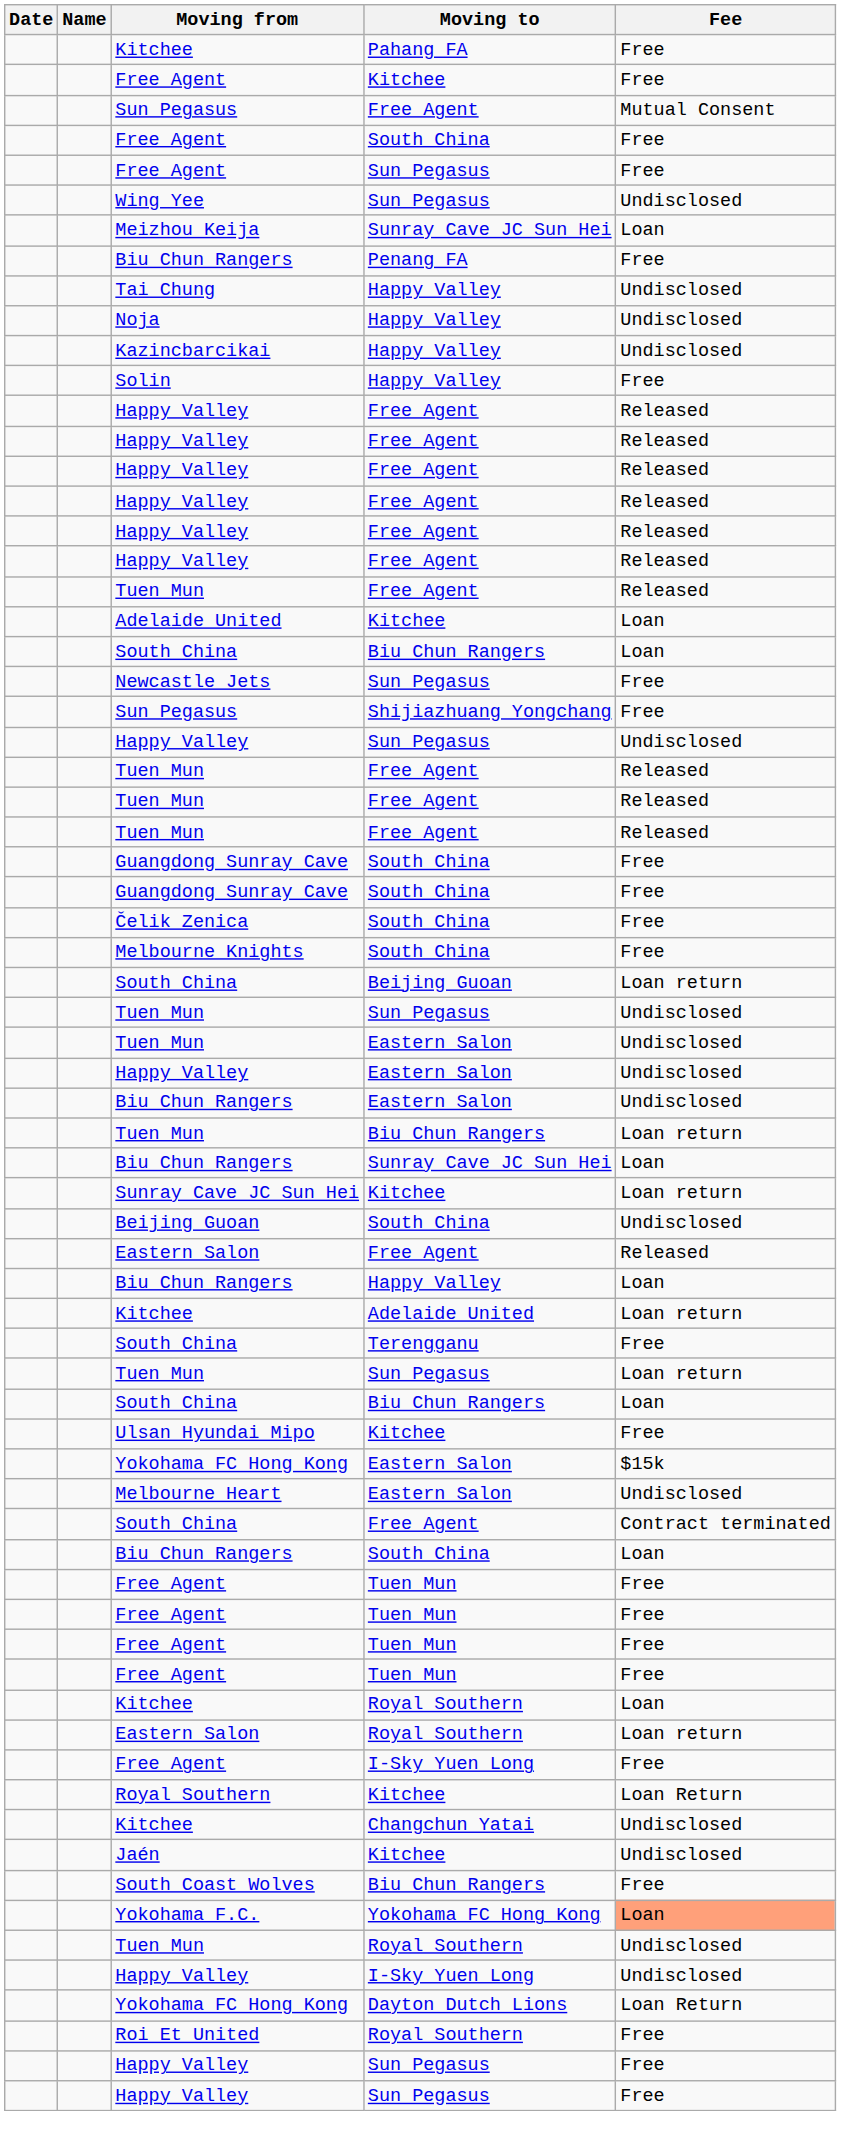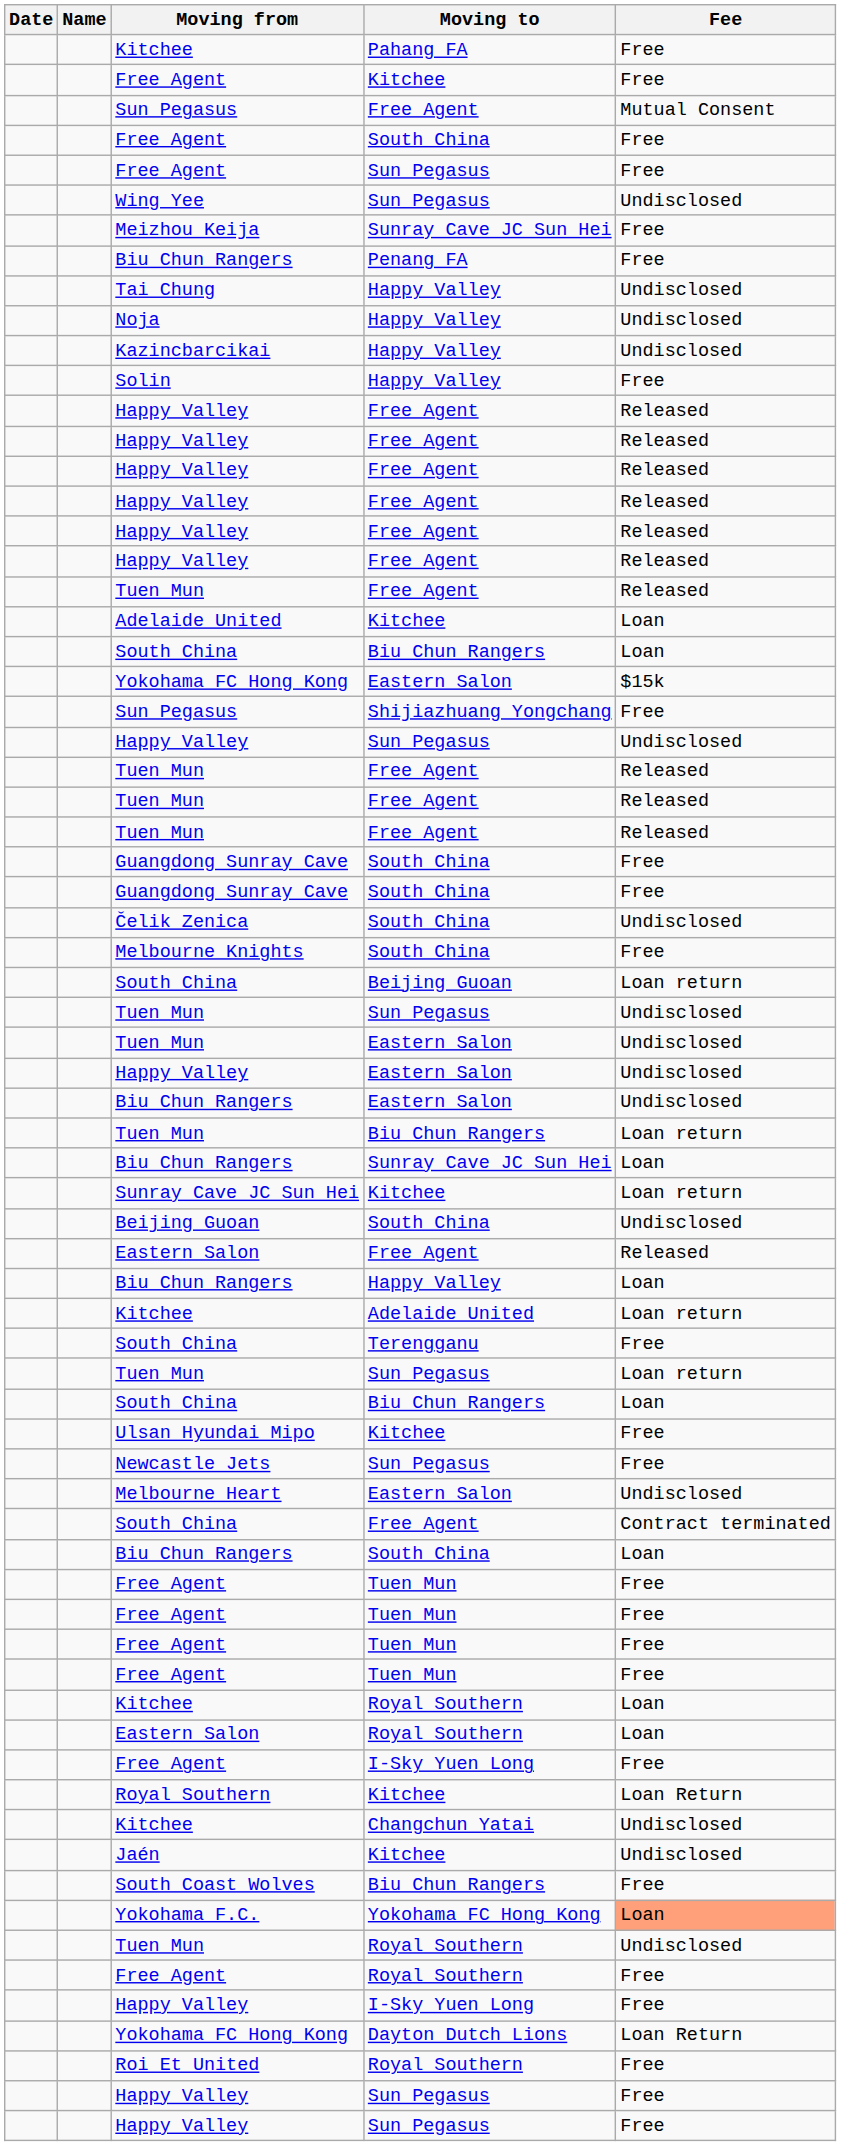(643, 230) Loan -> (643, 230) Free
rows swapped: (193, 682) <-> (232, 1464)
(643, 922) Free -> (681, 922) Undisclosed
(681, 1735) Loan return -> (643, 1735) Loan
+ row: (171, 1975)
(681, 1975) Undisclosed -> (643, 2005) Free
